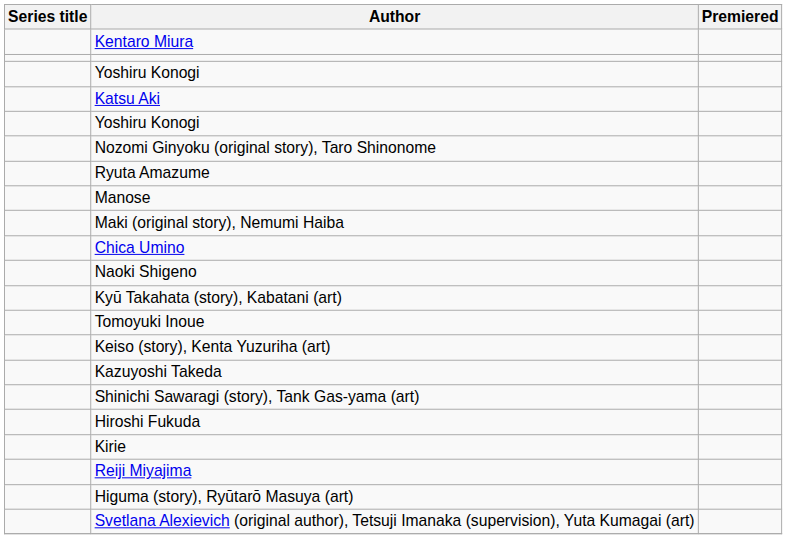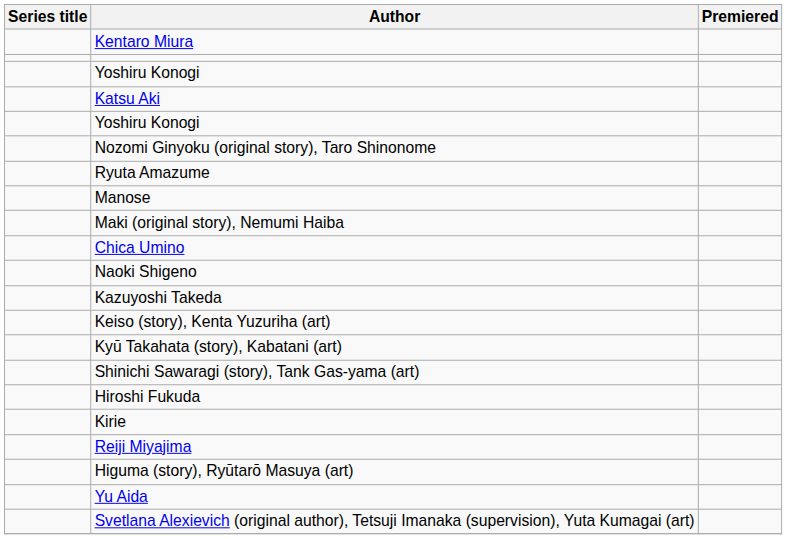rows swapped: (48, 298) <-> (48, 372)
- row: (48, 323)
+ row: (48, 497)
